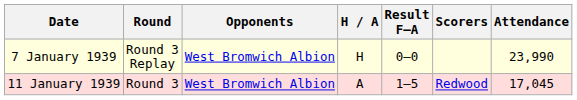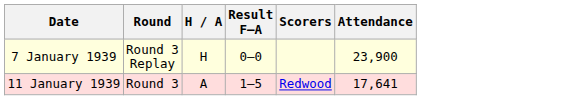- column: (260, 22)
(532, 57) 23,990 -> (375, 57) 23,900
(532, 84) 17,045 -> (375, 84) 17,641
